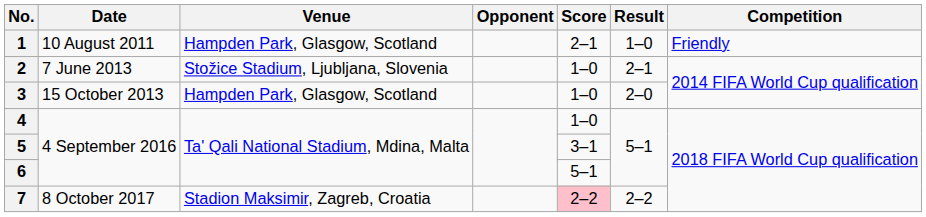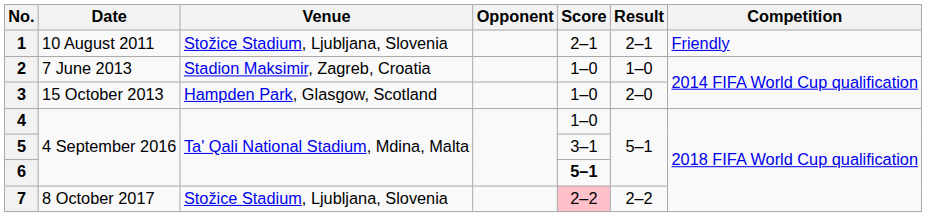(310, 43) Hampden Park, Glasgow, Scotland -> (316, 43) Stožice Stadium, Ljubljana, Slovenia
(639, 43) 1–0 -> (639, 43) 2–1
(316, 69) Stožice Stadium, Ljubljana, Slovenia -> (307, 69) Stadion Maksimir, Zagreb, Croatia
(639, 69) 2–1 -> (639, 69) 1–0
(584, 172) normal -> (584, 172) bold
(307, 198) Stadion Maksimir, Zagreb, Croatia -> (316, 198) Stožice Stadium, Ljubljana, Slovenia
